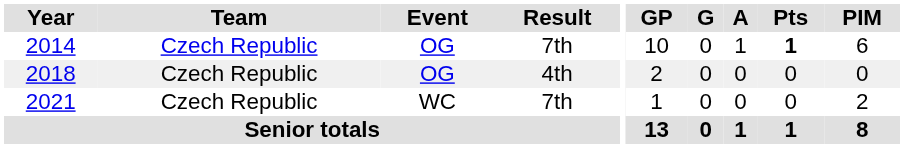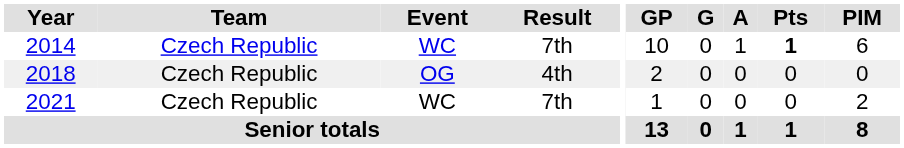(437, 45) OG -> (437, 45) WC
